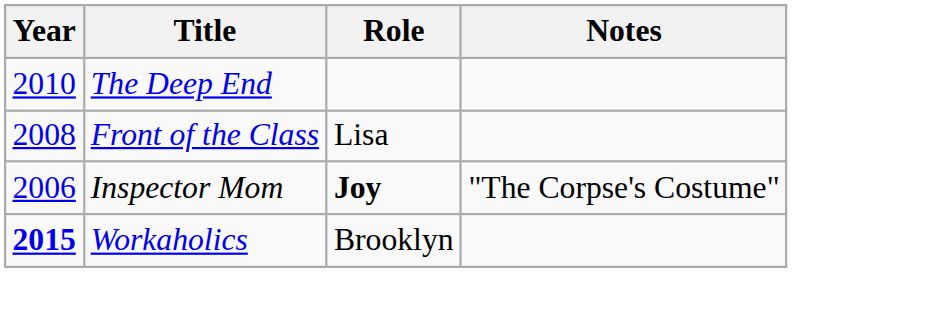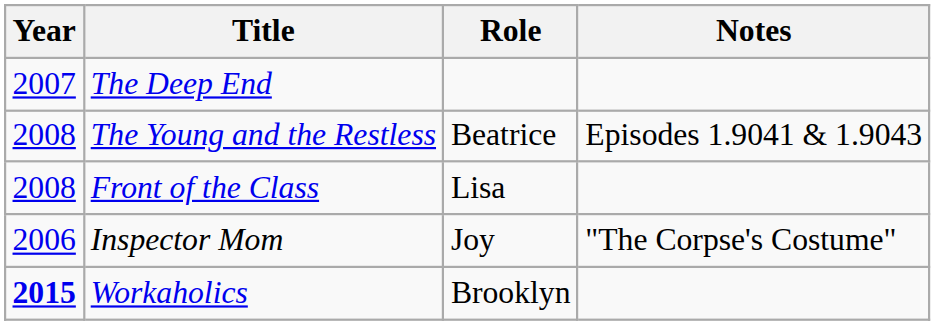(44, 83) 2010 -> (44, 83) 2007
+ row: (263, 135)
(358, 187) bold -> (473, 240) normal
